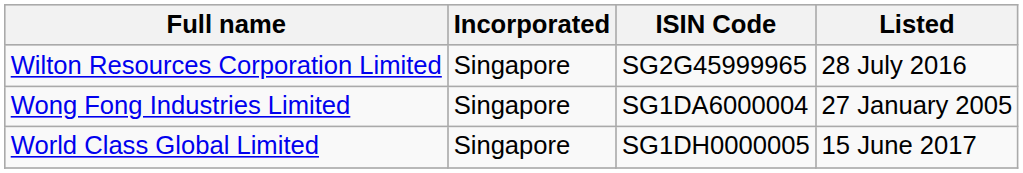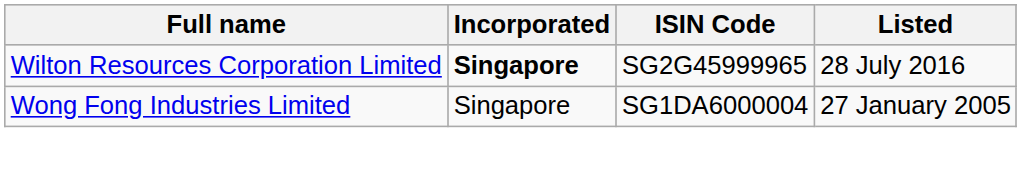(512, 65) normal -> (516, 65) bold
- row: (165, 146)
